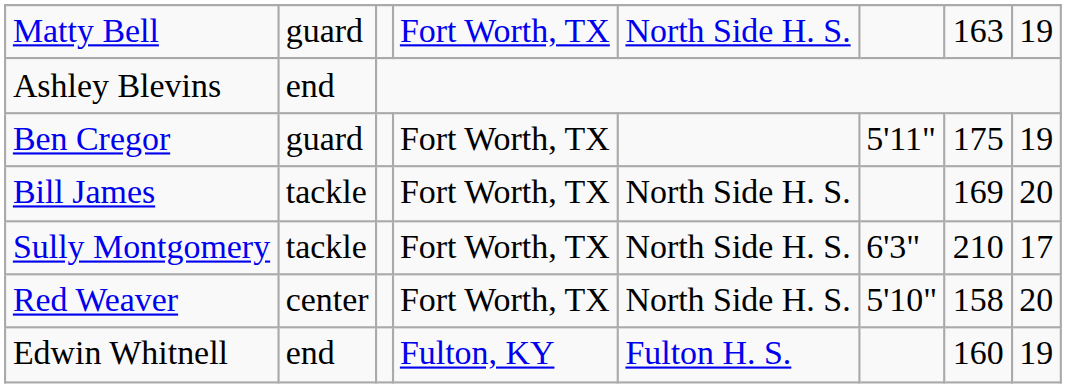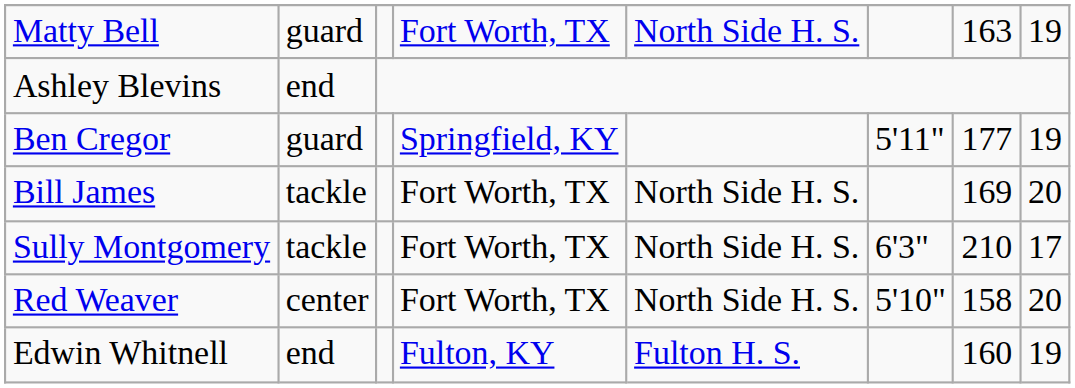(505, 138) Fort Worth, TX -> (509, 138) Springfield, KY
(978, 138) 175 -> (987, 138) 177
